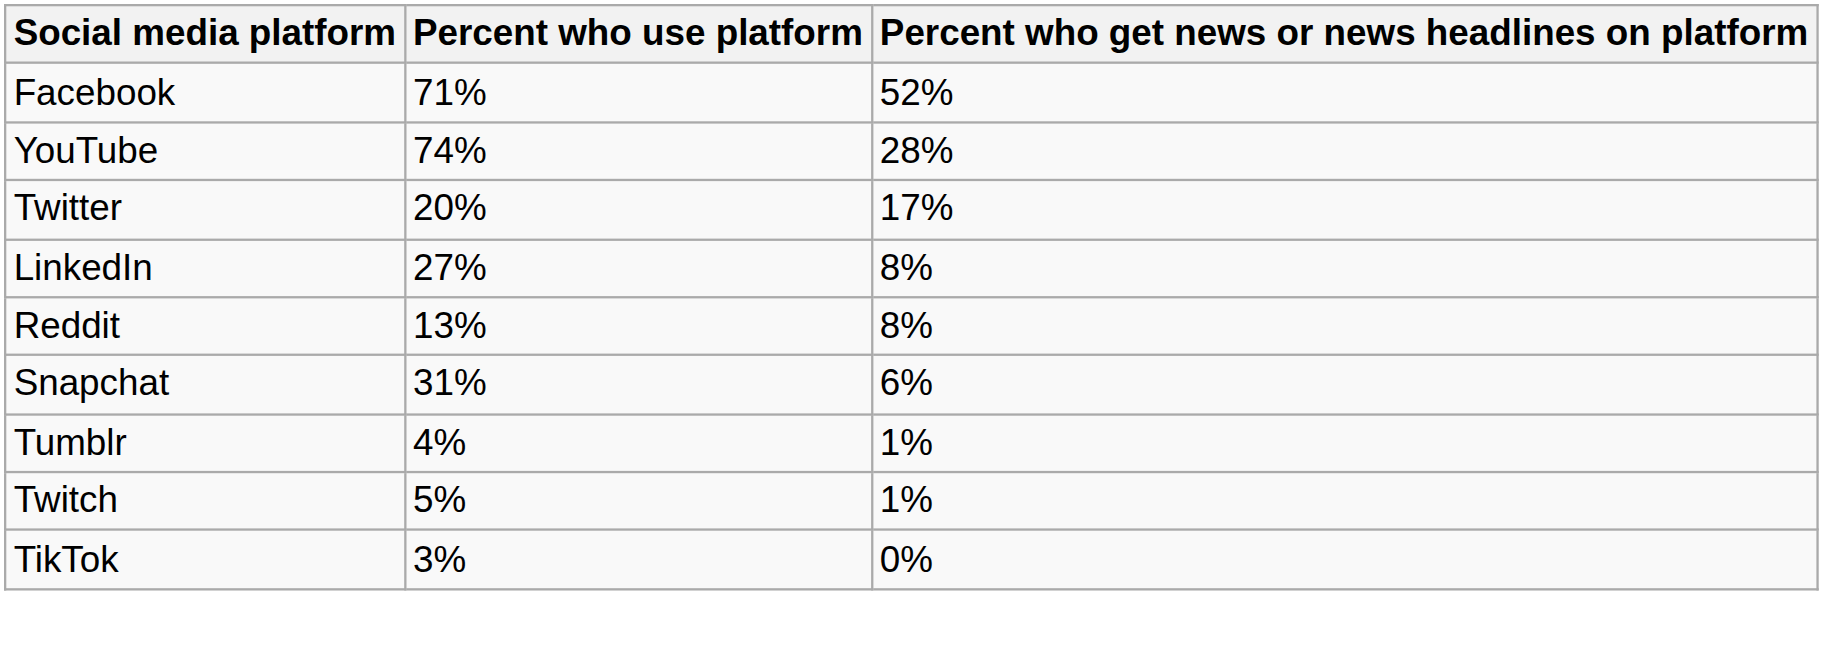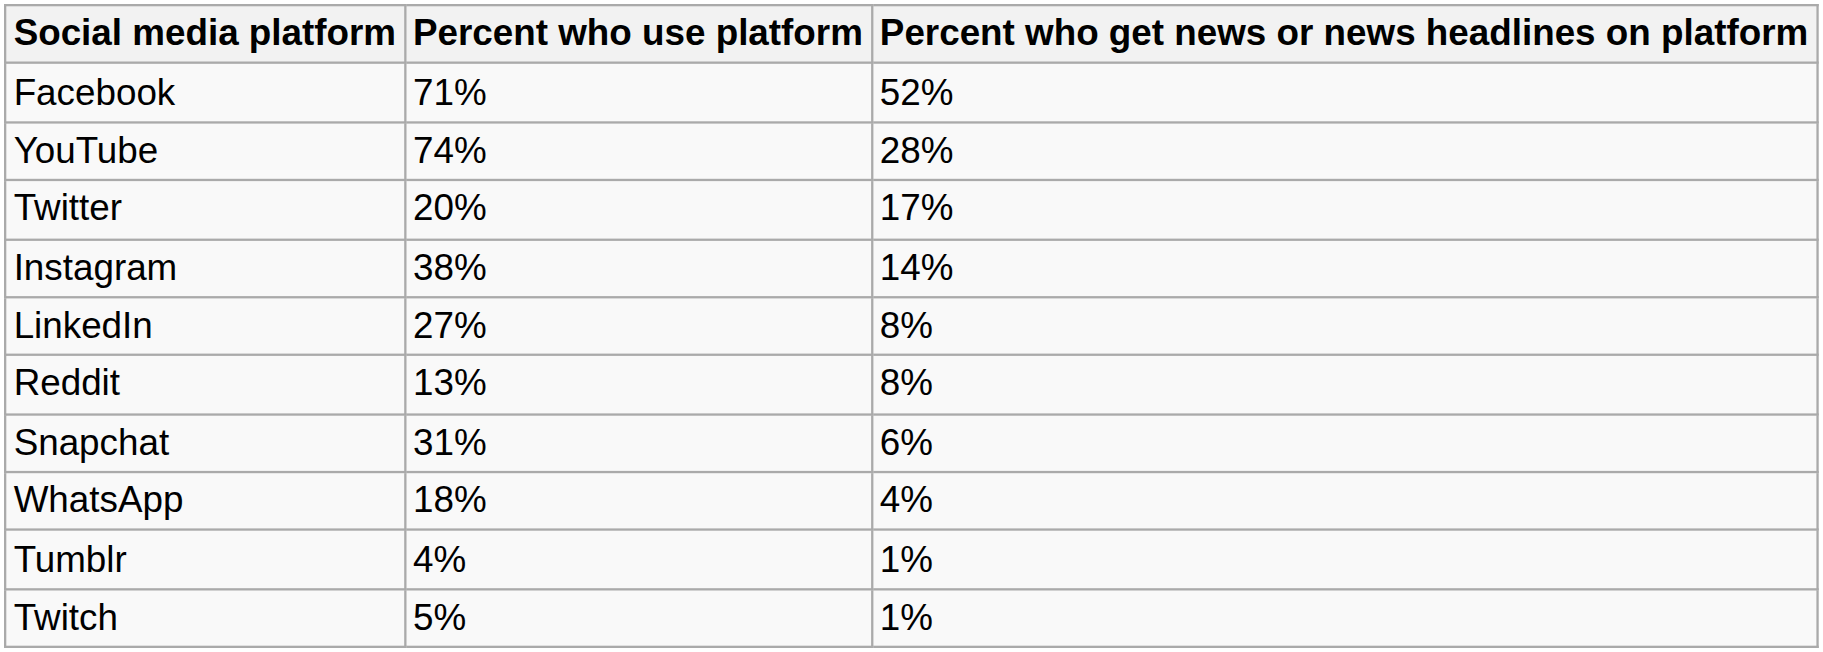+ row: (95, 267)
+ row: (99, 500)
- row: (66, 558)
